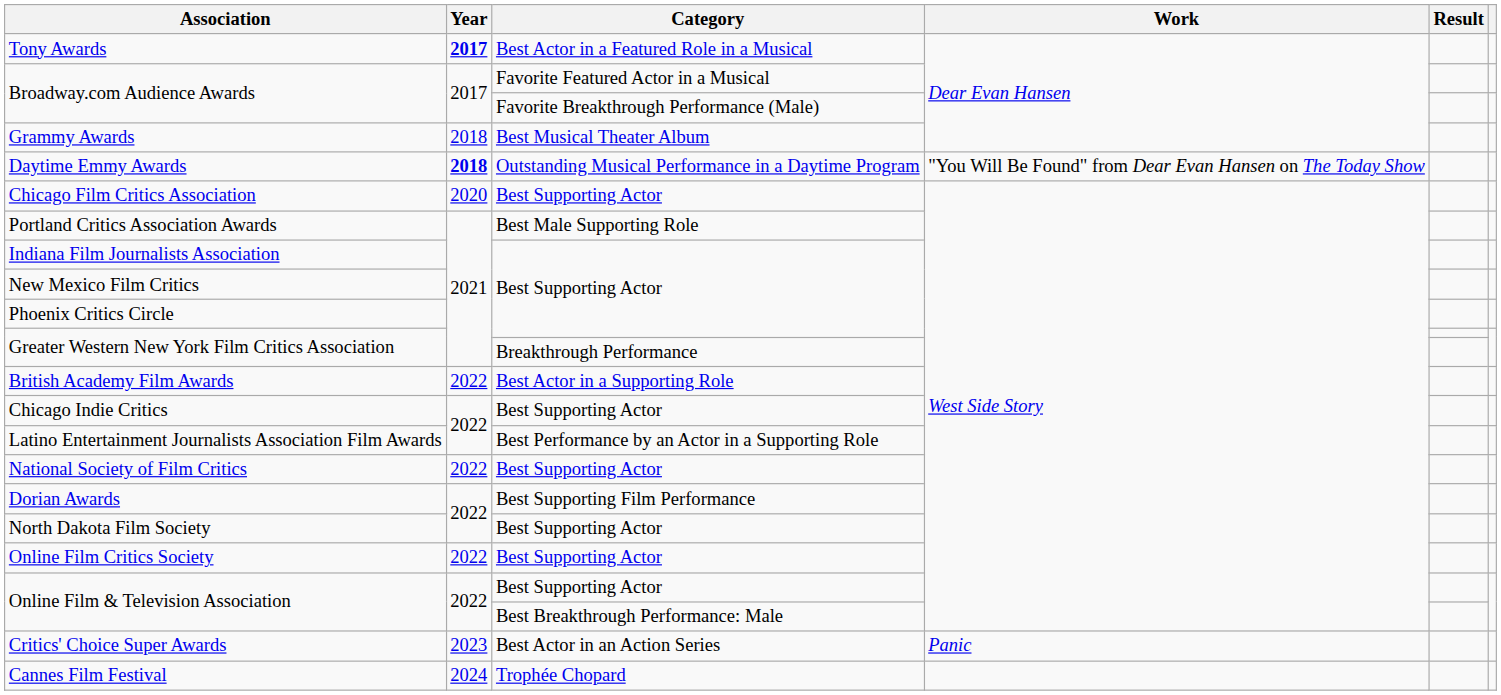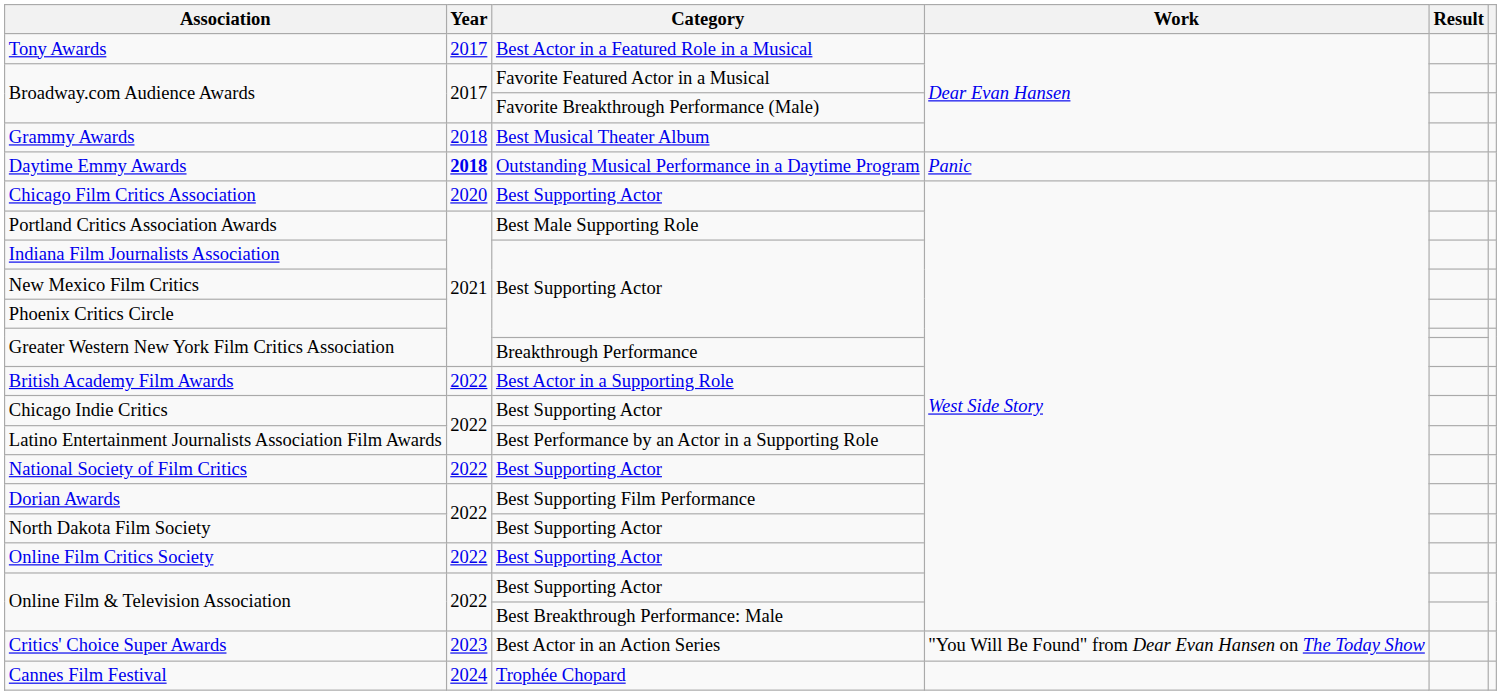(469, 48) bold -> (469, 48) normal
(1177, 166) "You Will Be Found" from Dear Evan Hansen on The Today Show -> (950, 166) Panic
(950, 645) Panic -> (1177, 645) "You Will Be Found" from Dear Evan Hansen on The Today Show
